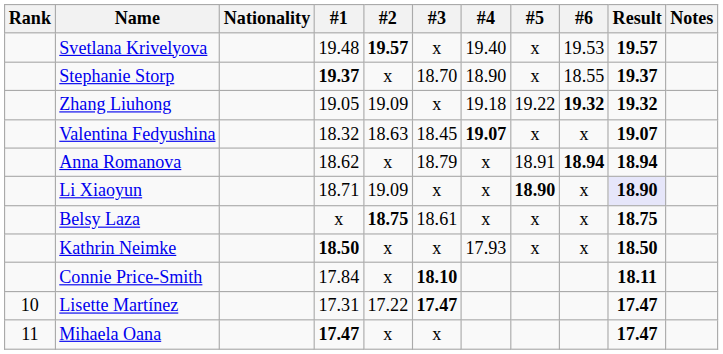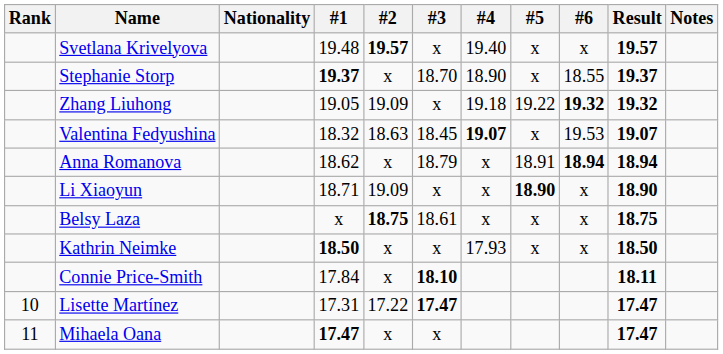(584, 47) 19.53 -> (584, 47) x
(584, 133) x -> (584, 133) 19.53
(637, 190) lavender background -> (637, 190) no background
